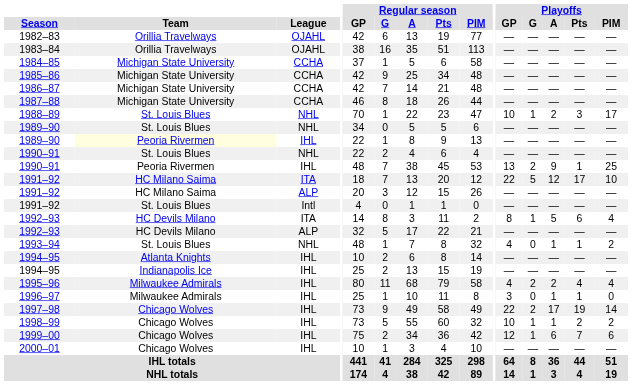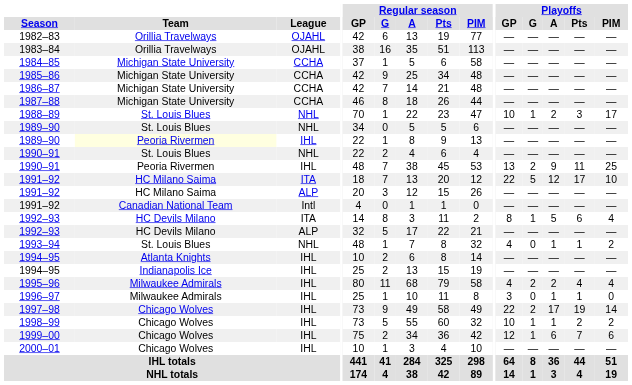(579, 166) 1 -> (579, 166) 11
(176, 205) St. Louis Blues -> (176, 205) Canadian National Team
